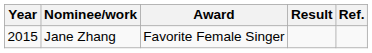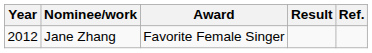(23, 36) 2015 -> (23, 36) 2012
